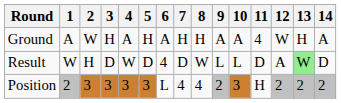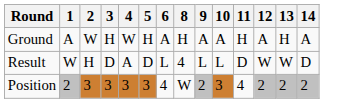- column: (183, 16)
(127, 39) A -> (129, 39) W
(258, 39) 4 -> (242, 39) H
(282, 39) W -> (263, 39) A
(129, 62) W -> (127, 62) A
(163, 62) 4 -> (164, 62) L
(202, 62) W -> (181, 62) 4
(280, 62) A -> (264, 62) W
(303, 62) lightgreen background -> (286, 62) no background
(164, 86) L -> (163, 86) 4
(198, 86) 4 -> (184, 86) W
(260, 86) H -> (241, 86) 4
